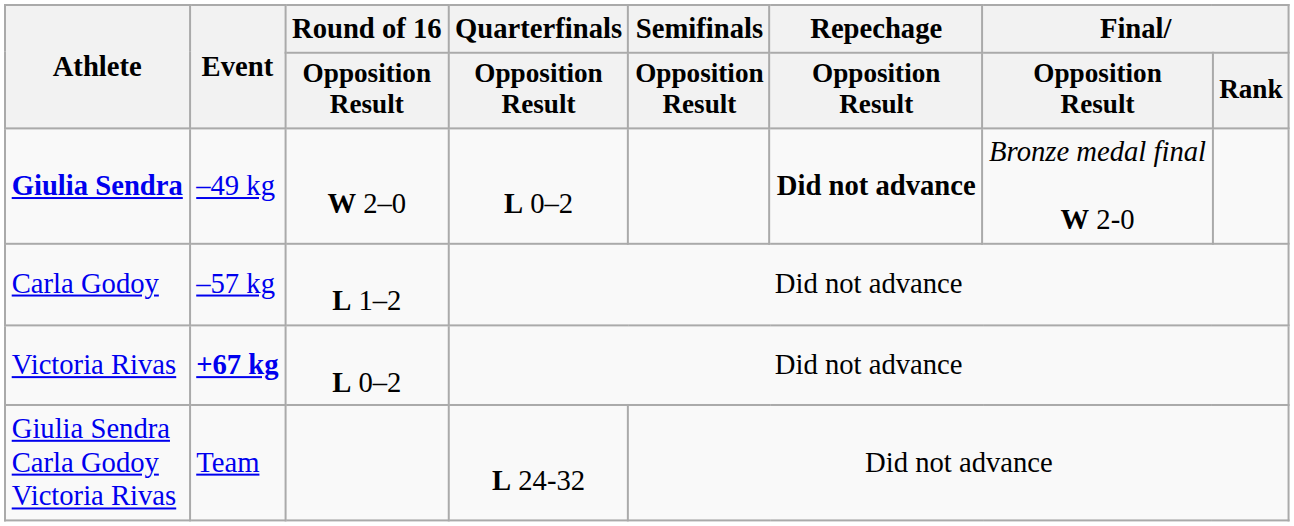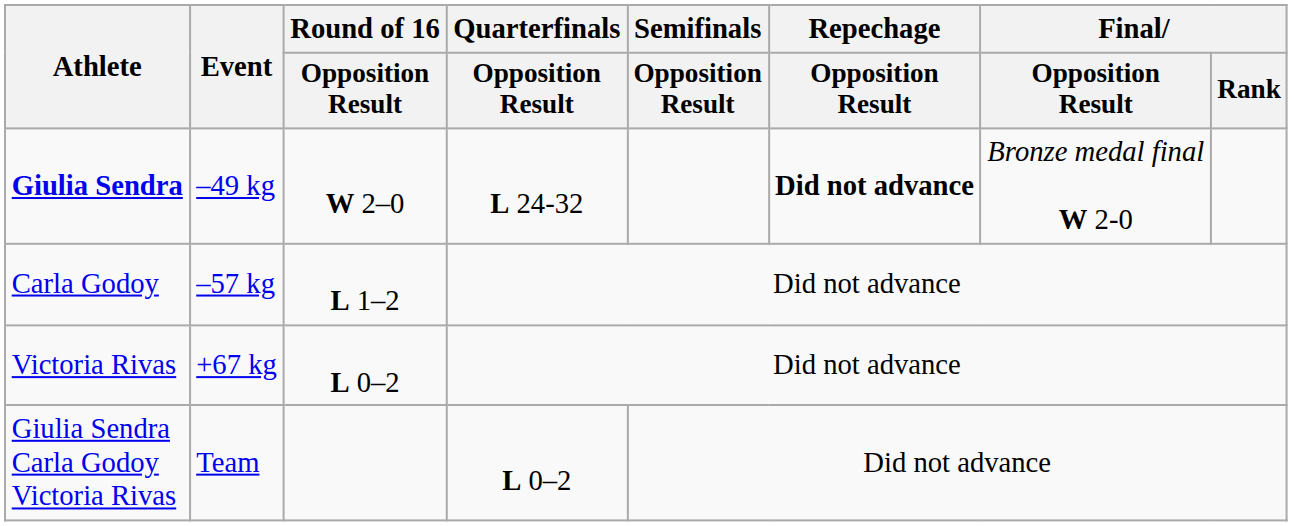(539, 203) L 0–2 -> (537, 203) L 24-32
(237, 365) bold -> (237, 365) normal
(539, 480) L 24-32 -> (537, 480) L 0–2
